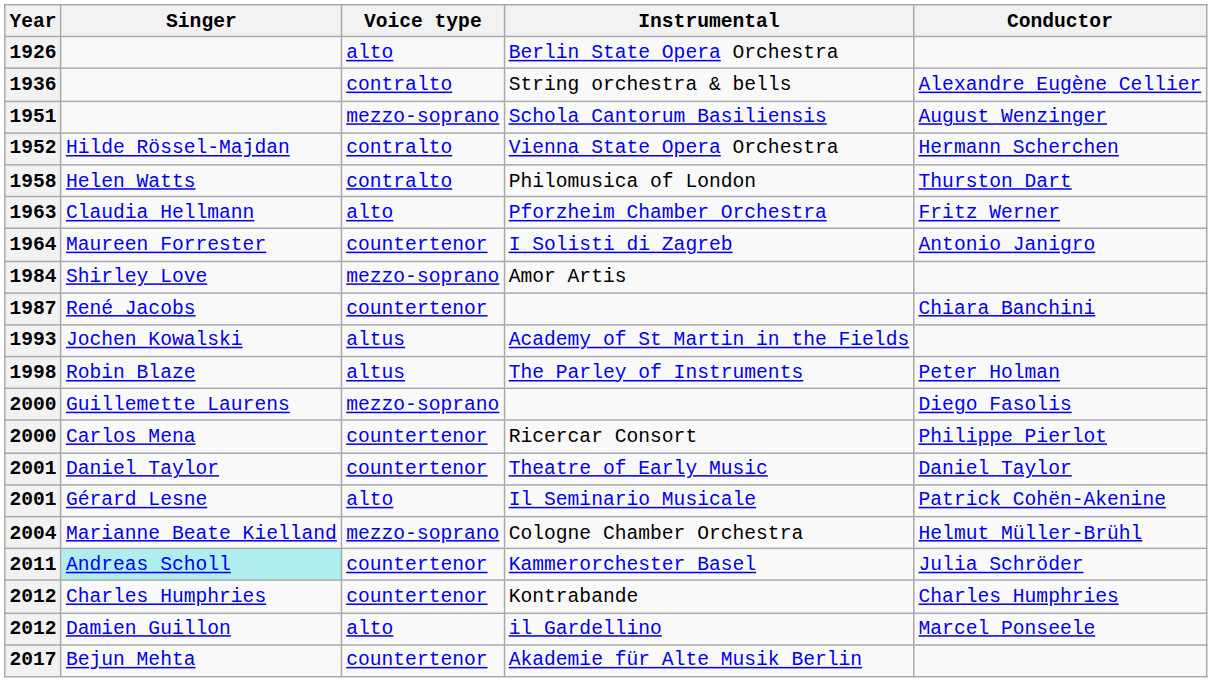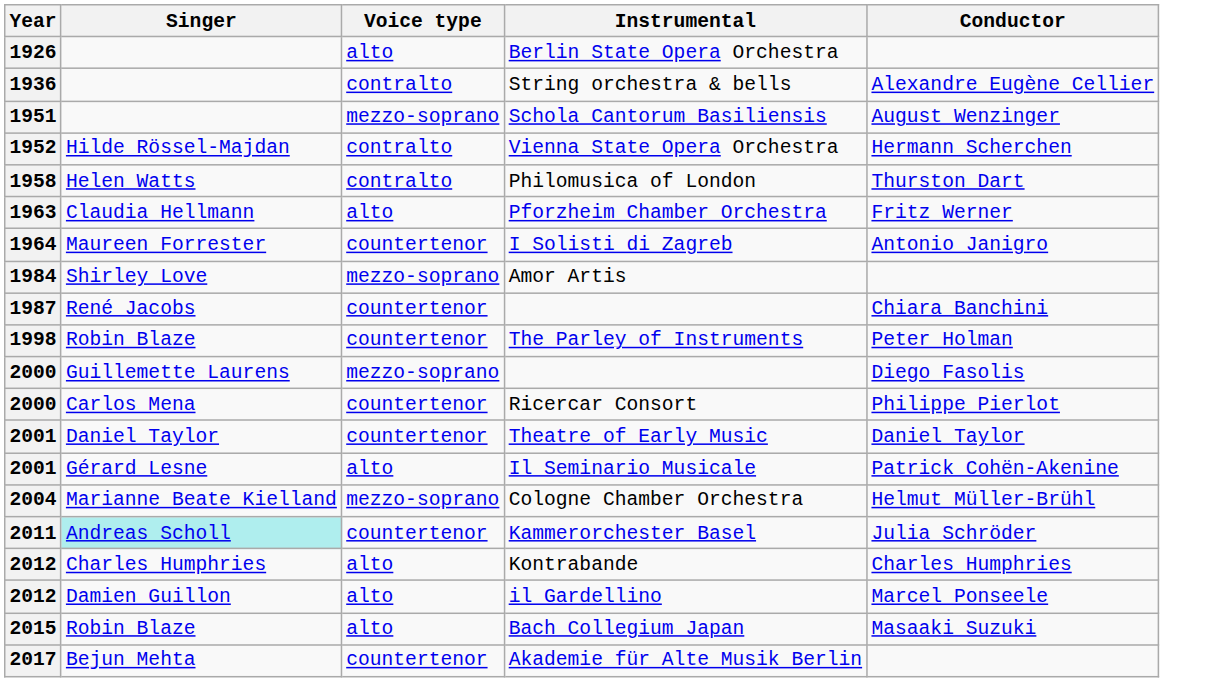- row: (33, 341)
(376, 373) altus -> (417, 341) countertenor
(417, 597) countertenor -> (370, 565) alto
+ row: (33, 629)
